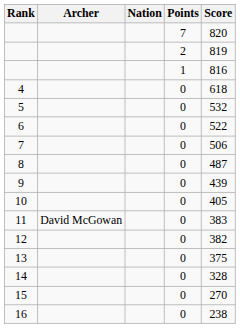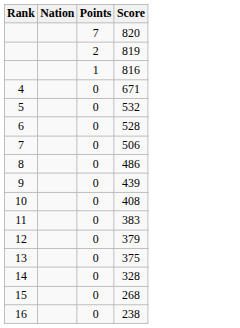- column: (81, 13)
(218, 88) 618 -> (131, 88) 671
(218, 126) 522 -> (131, 126) 528
(218, 164) 487 -> (131, 164) 486
(218, 201) 405 -> (131, 201) 408
(218, 239) 382 -> (131, 239) 379
(218, 295) 270 -> (131, 295) 268
